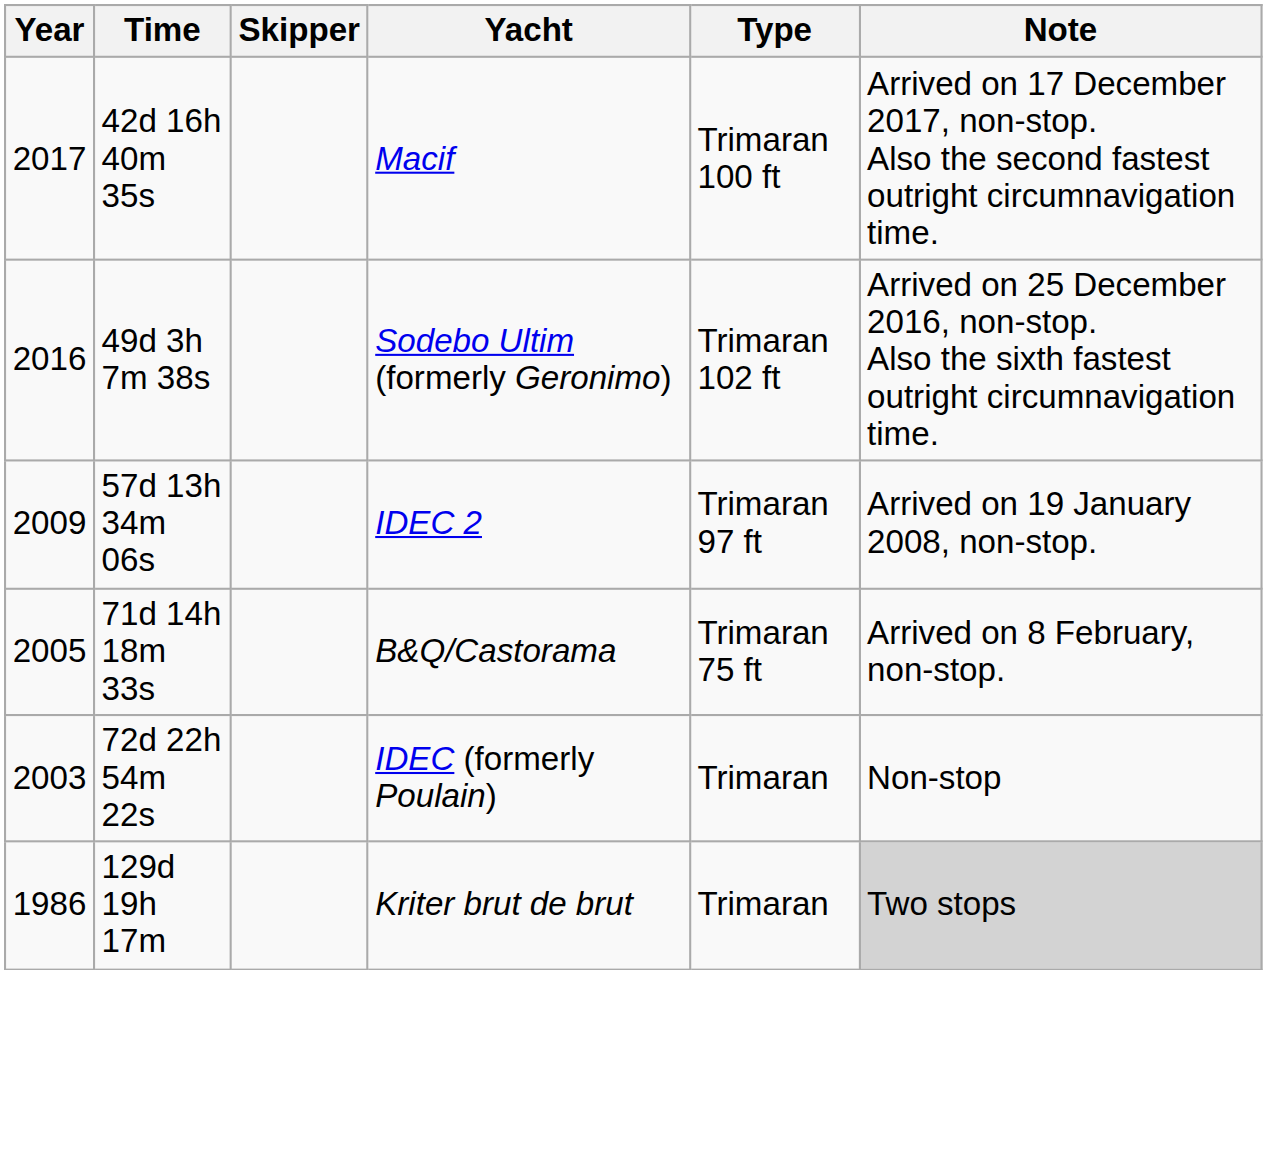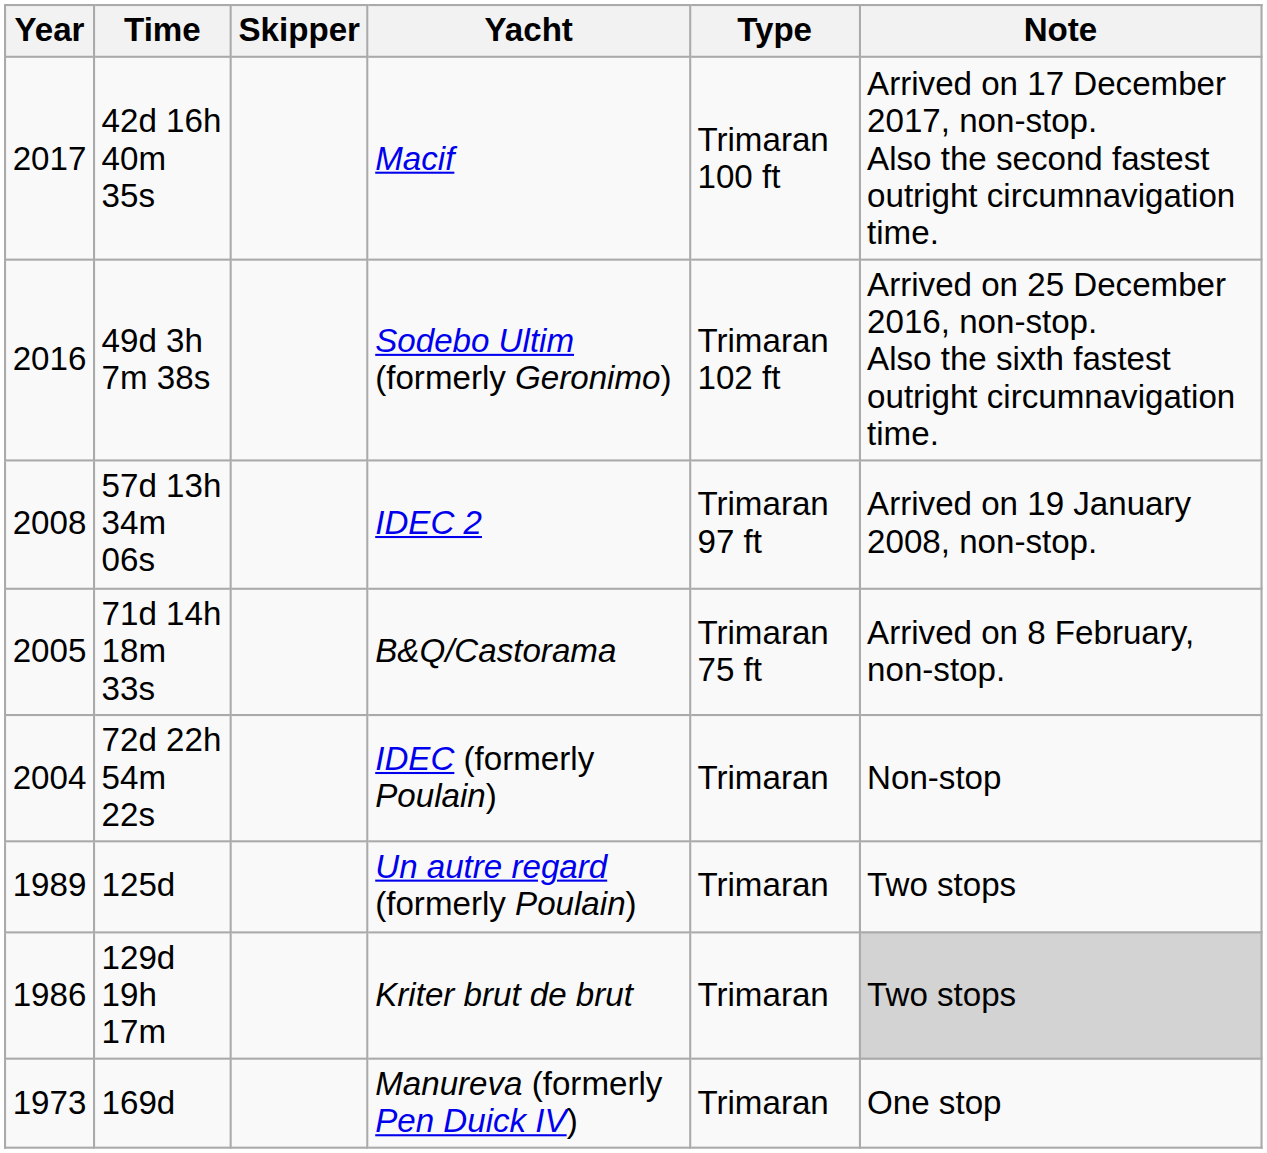(50, 523) 2009 -> (50, 523) 2008
(50, 777) 2003 -> (50, 777) 2004
+ row: (138, 886)
+ row: (138, 1103)
